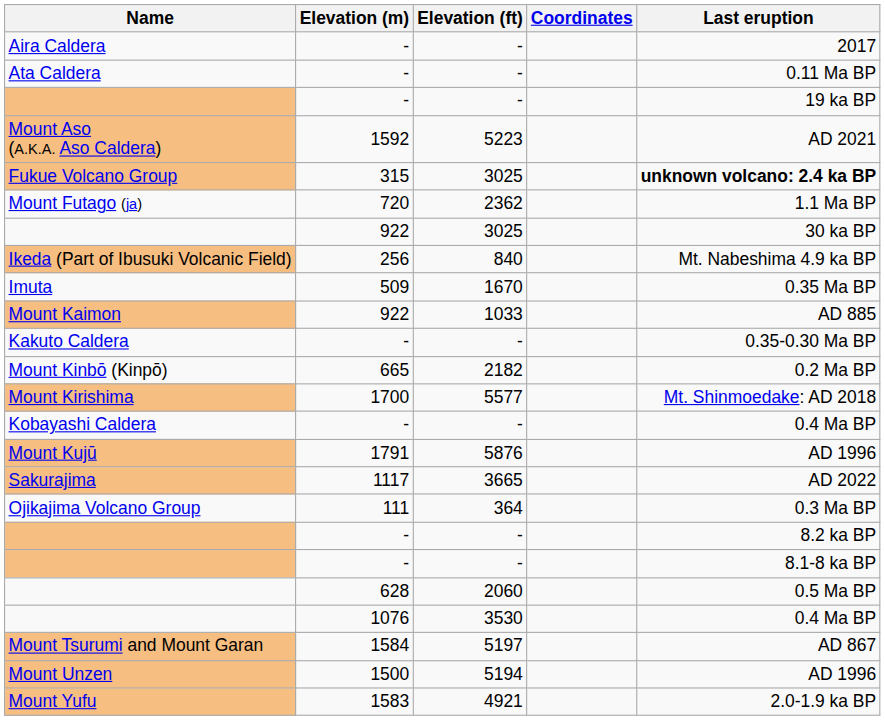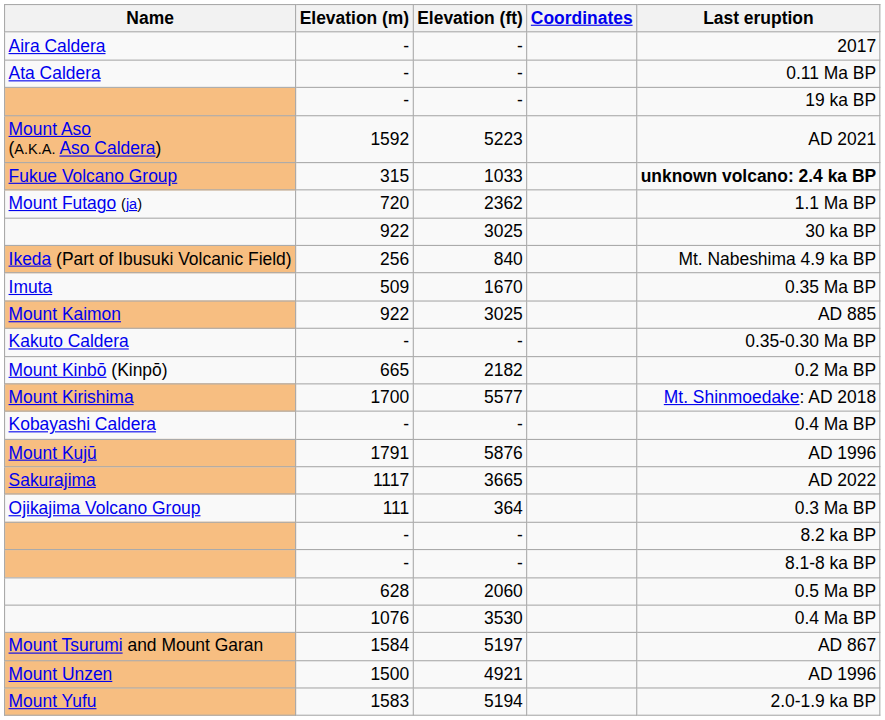(503, 176) 3025 -> (503, 176) 1033
(503, 314) 1033 -> (503, 314) 3025
(503, 674) 5194 -> (503, 674) 4921
(503, 701) 4921 -> (503, 701) 5194
